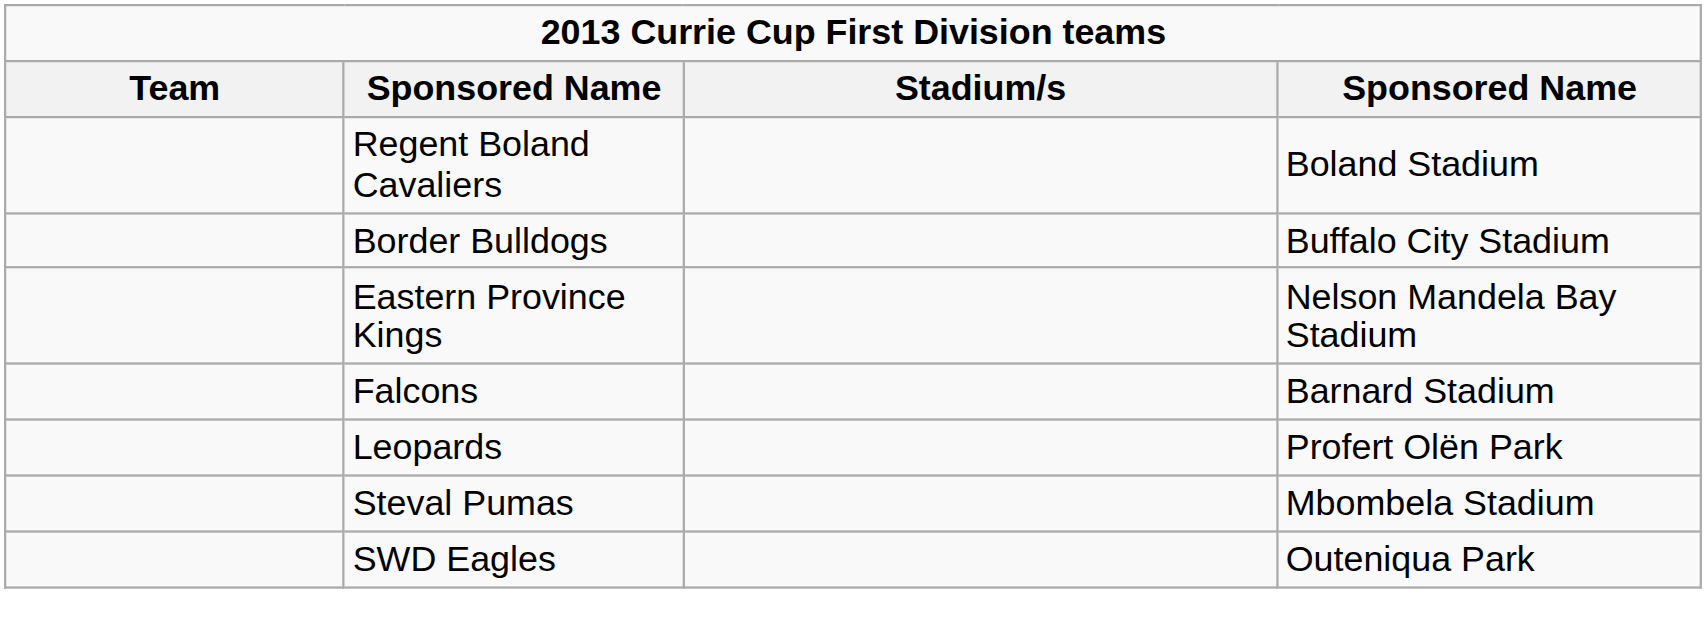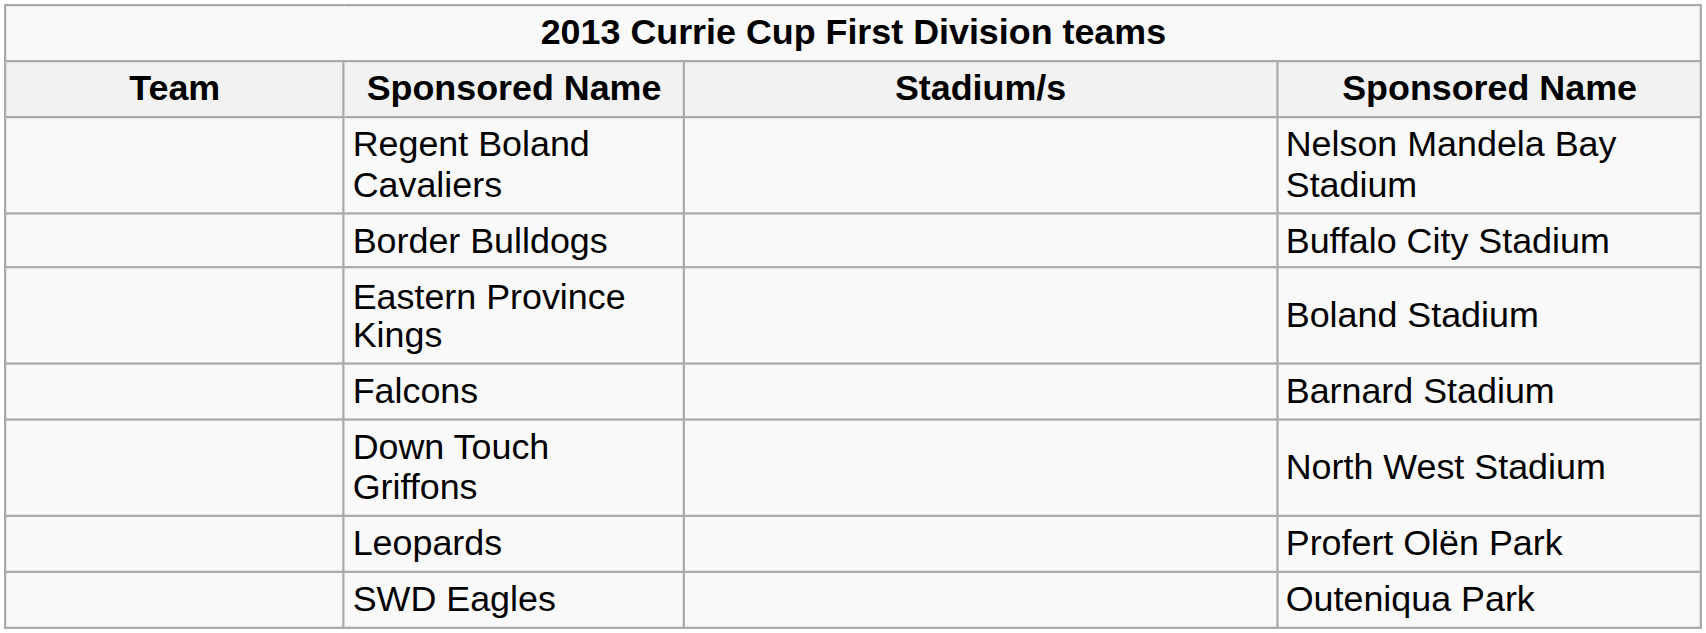(1412, 164) Boland Stadium -> (1451, 164) Nelson Mandela Bay Stadium
(1451, 315) Nelson Mandela Bay Stadium -> (1412, 315) Boland Stadium
+ row: (451, 467)
- row: (463, 503)
